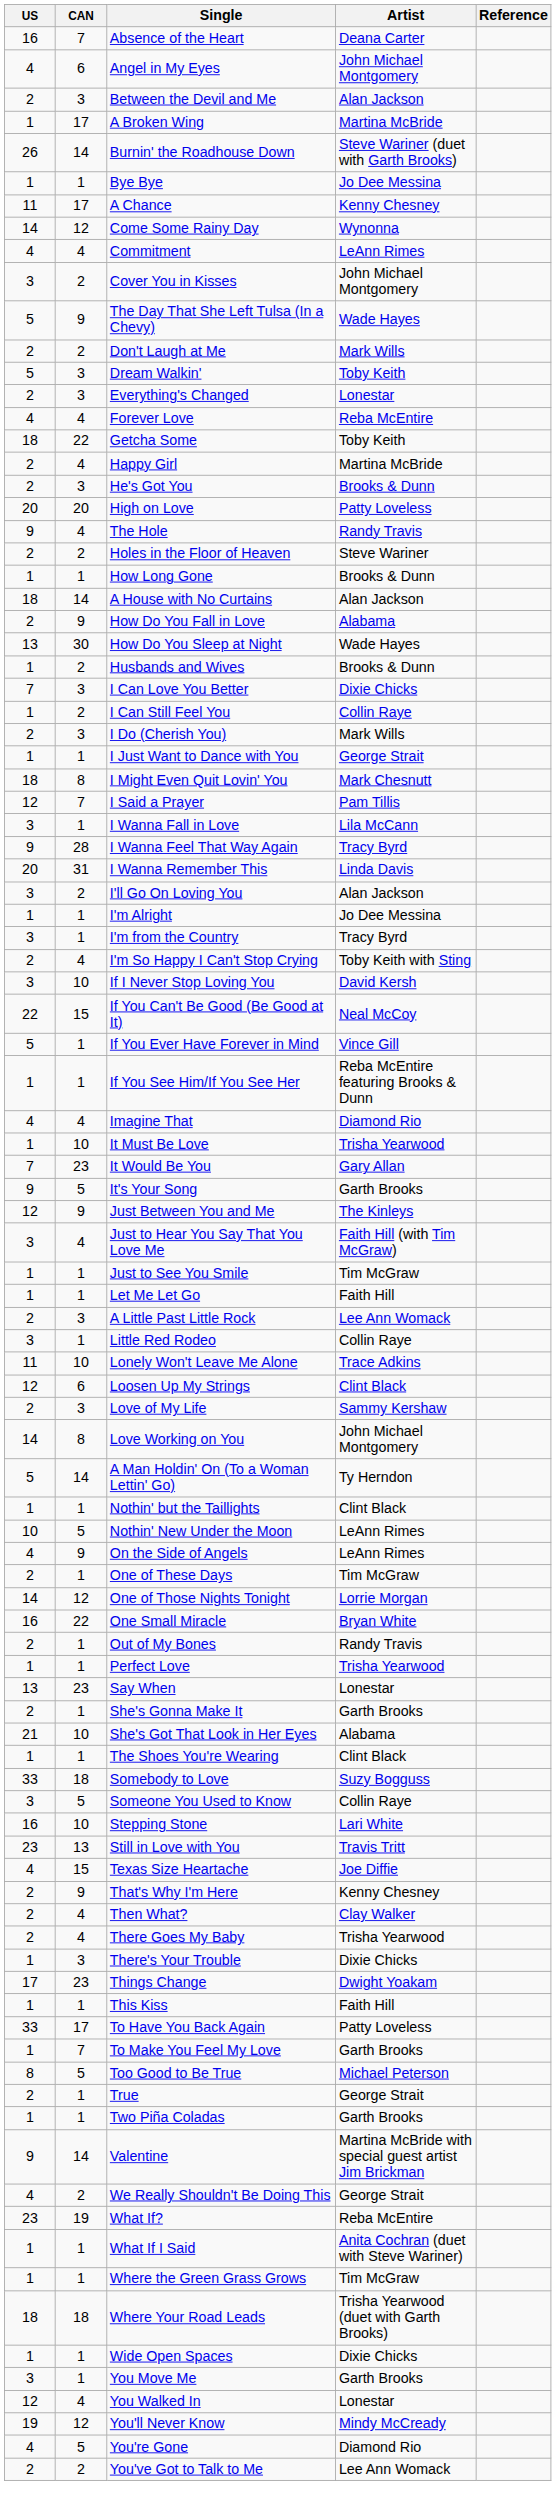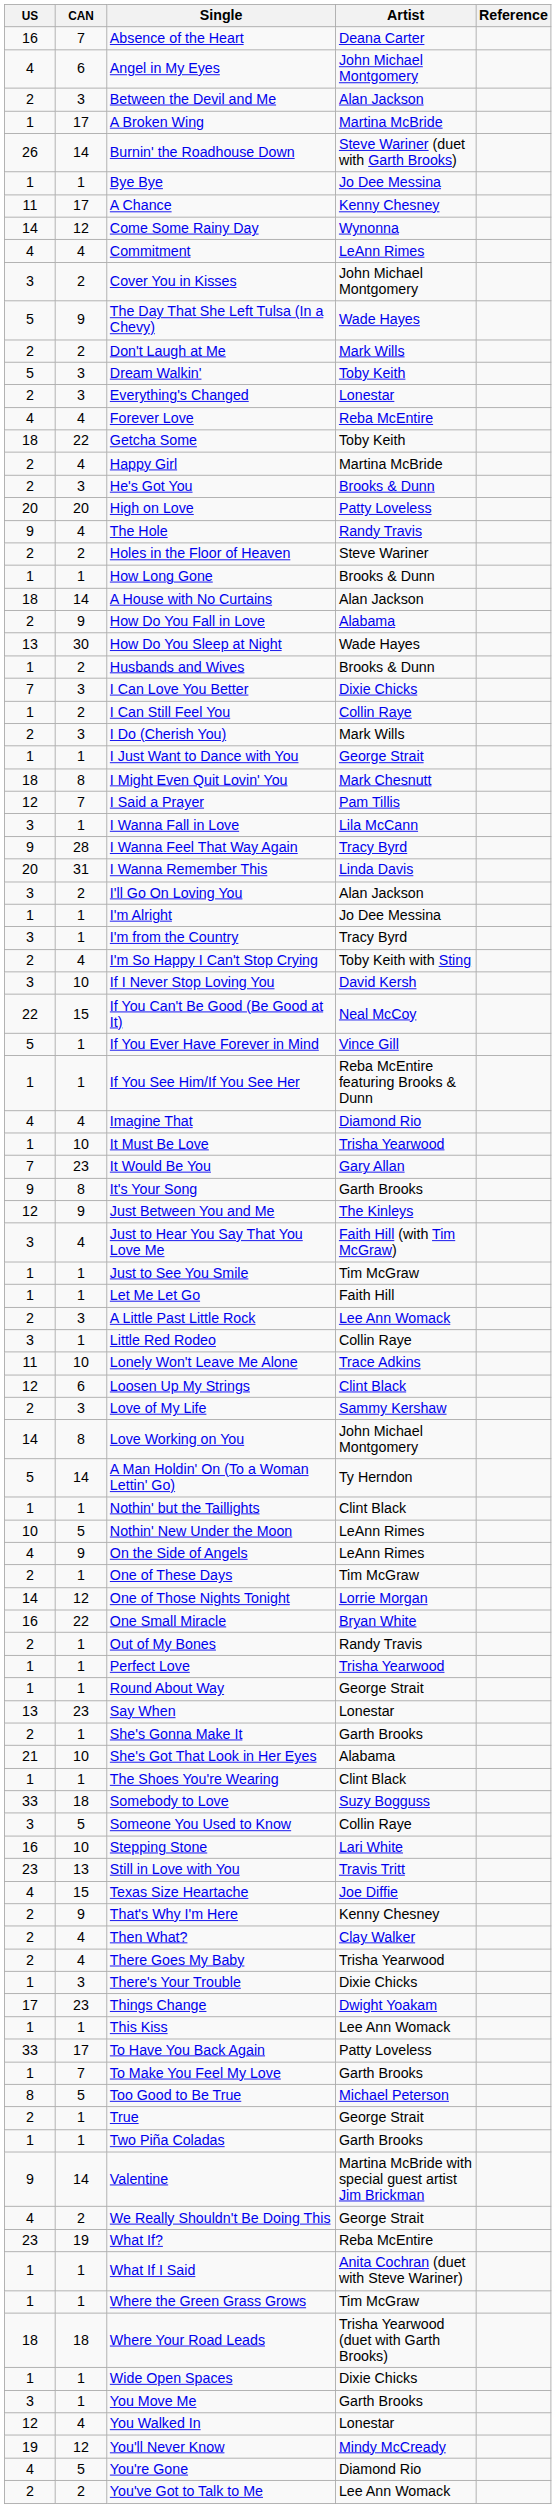(81, 1189) 5 -> (81, 1189) 8
+ row: (167, 1689)
(367, 2005) Faith Hill -> (395, 2027) Lee Ann Womack
